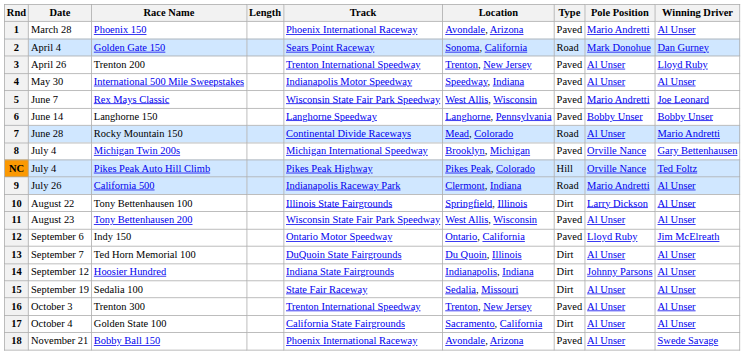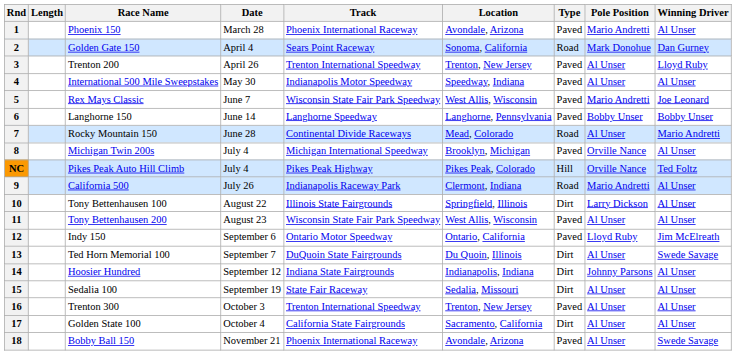columns swapped: (60, 12) <-> (265, 12)
(697, 150) Gary Bettenhausen -> (677, 150) Al Unser
(677, 254) Al Unser -> (688, 254) Swede Savage
